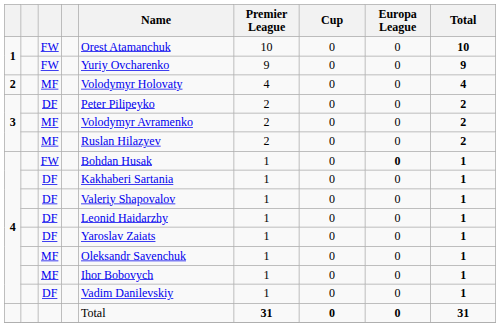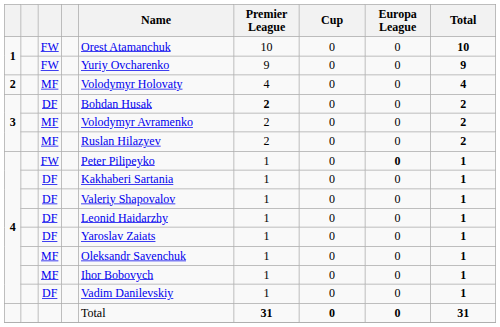(118, 103) Peter Pilipeyko -> (117, 103) Bohdan Husak
(267, 103) normal -> (267, 103) bold
(117, 160) Bohdan Husak -> (118, 160) Peter Pilipeyko
